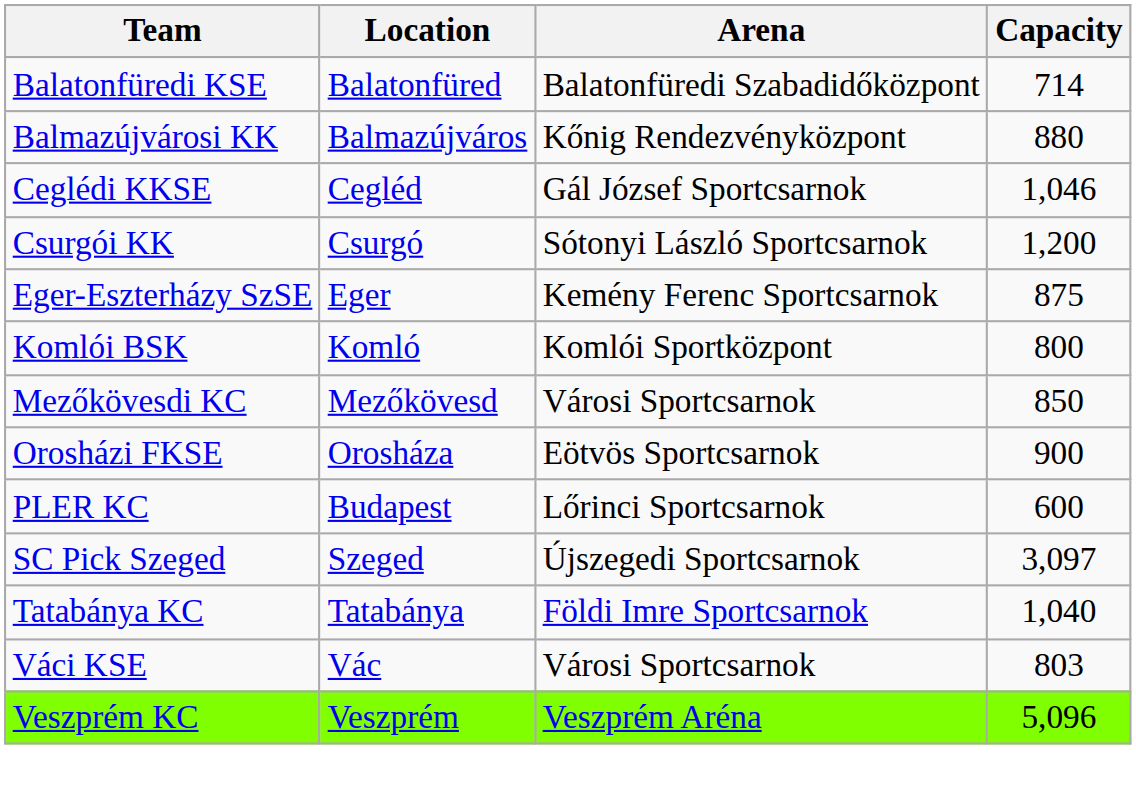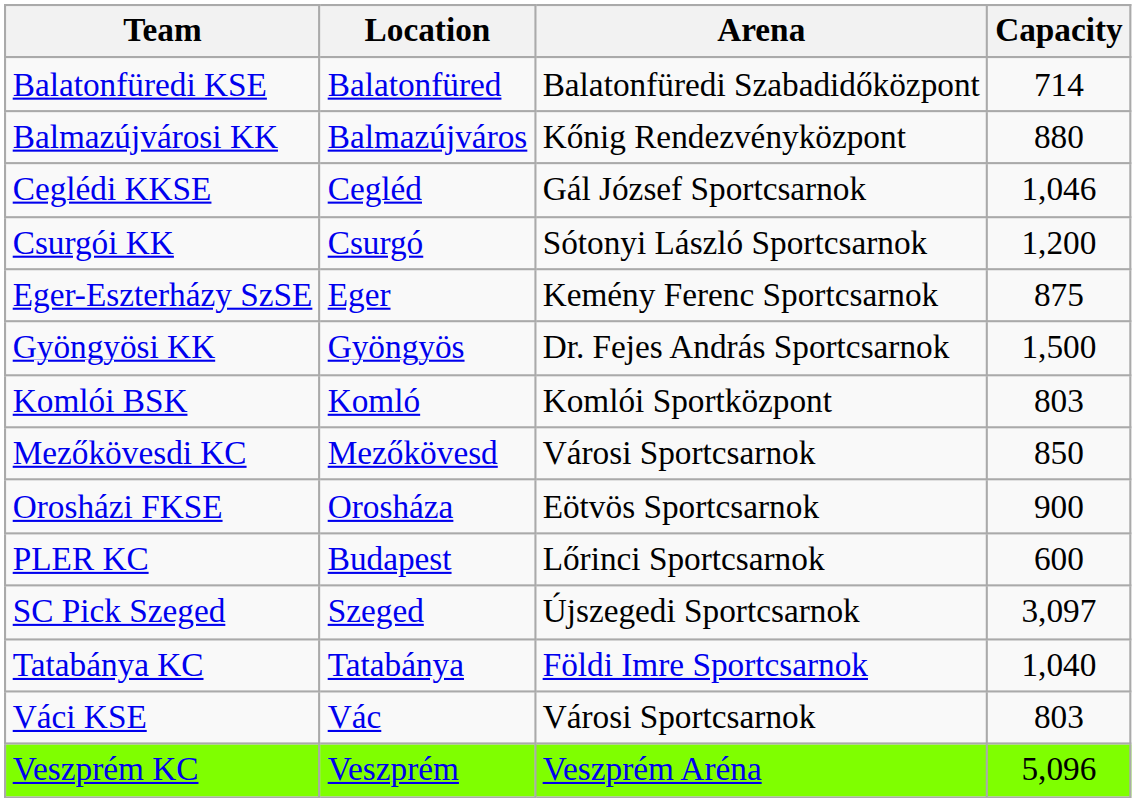+ row: (114, 347)
(1059, 347) 800 -> (1059, 400) 803
